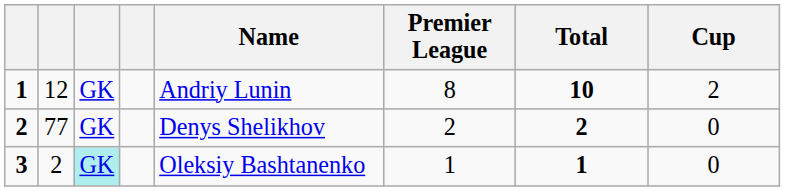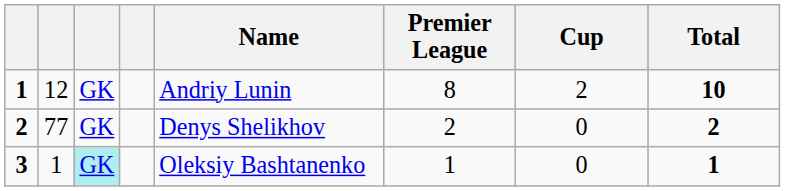columns swapped: (714, 37) <-> (582, 37)
(56, 165) 2 -> (56, 165) 1
